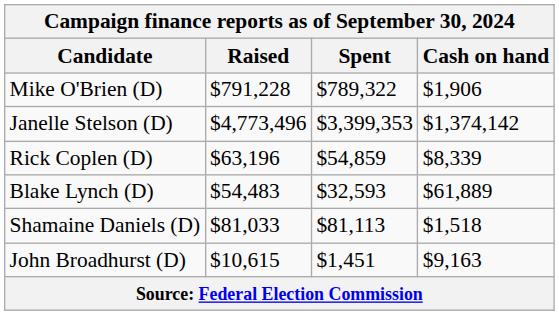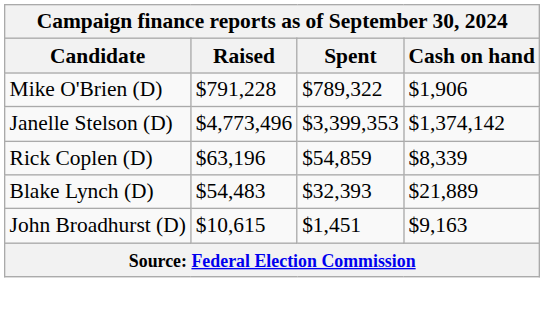(351, 191) $32,593 -> (337, 191) $32,393
(458, 191) $61,889 -> (443, 191) $21,889
- row: (105, 225)
